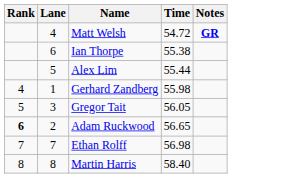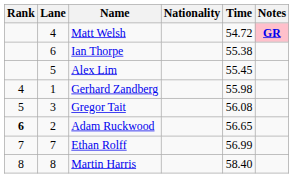+ column: (192, 13)
(210, 32) no background -> (272, 32) pink background
(177, 70) 55.44 -> (239, 70) 55.45
(177, 107) 56.05 -> (239, 107) 56.08
(177, 145) 56.98 -> (239, 145) 56.99
